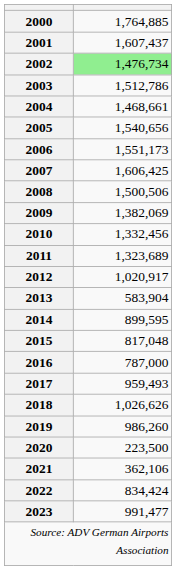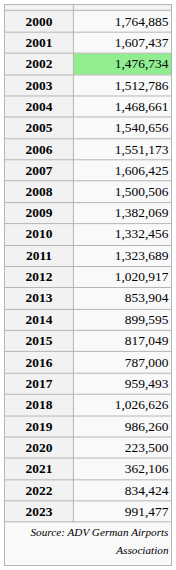(147, 298) 583,904 -> (147, 298) 853,904
(147, 341) 817,048 -> (147, 341) 817,049
